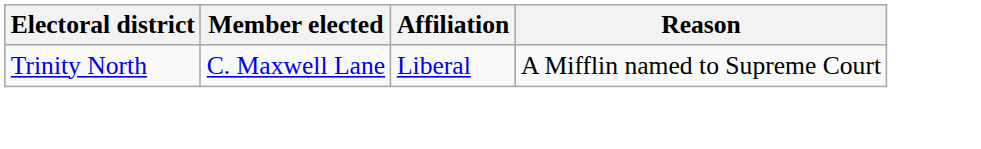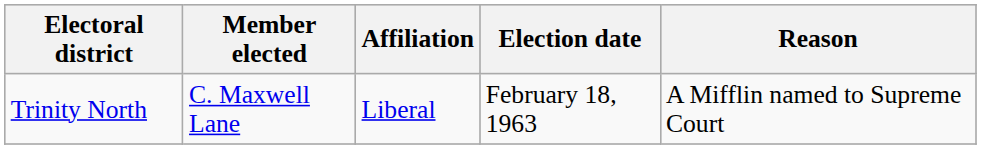+ column: (570, 39)
